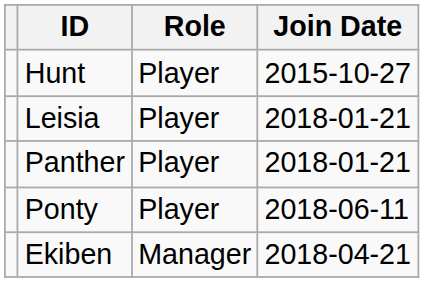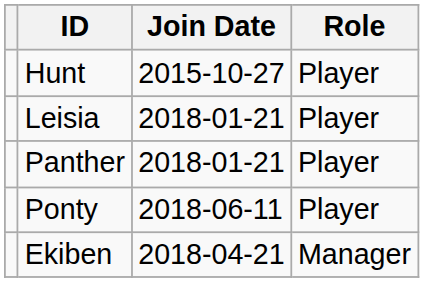columns swapped: (195, 27) <-> (338, 27)
